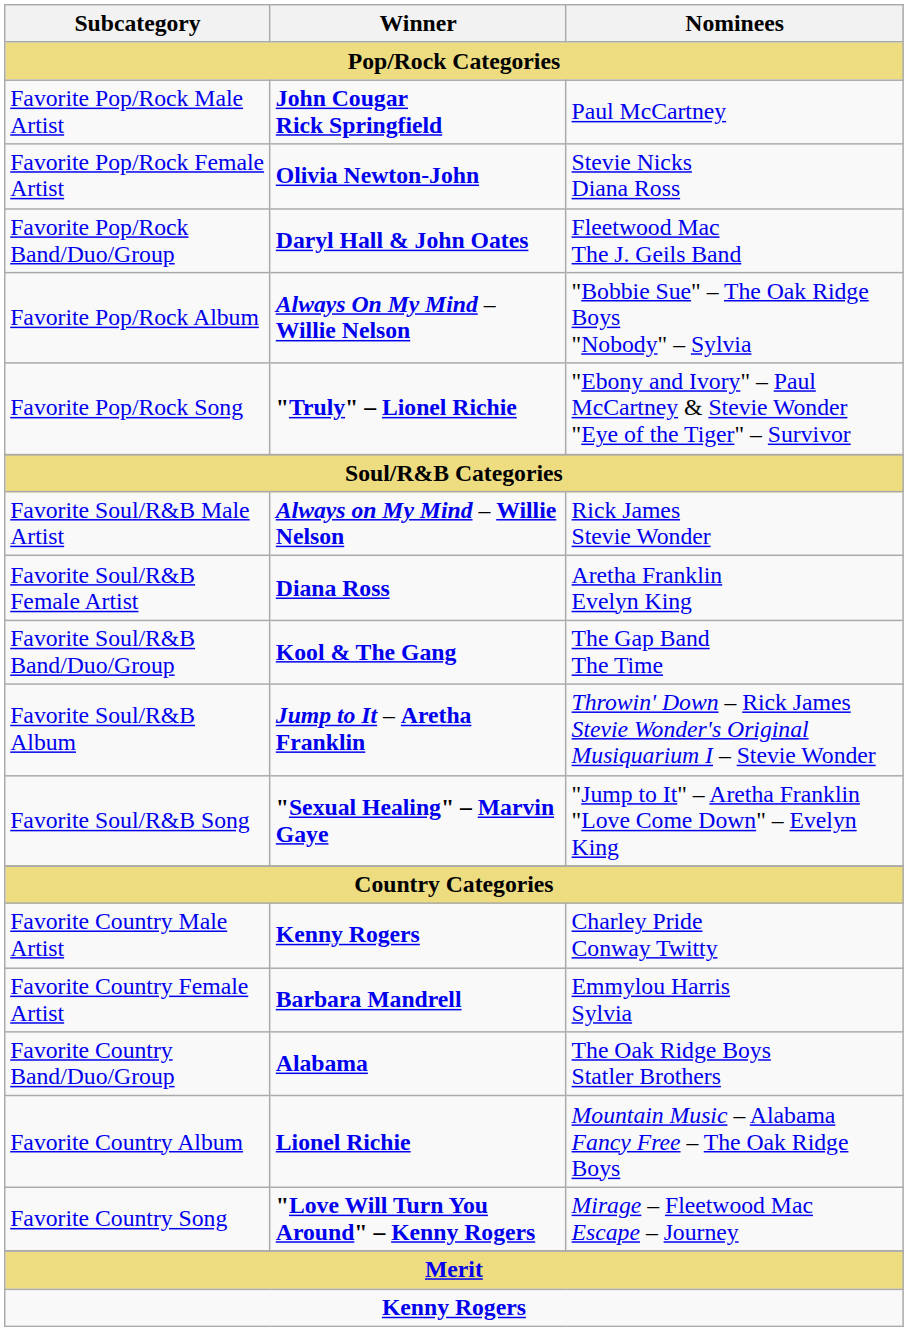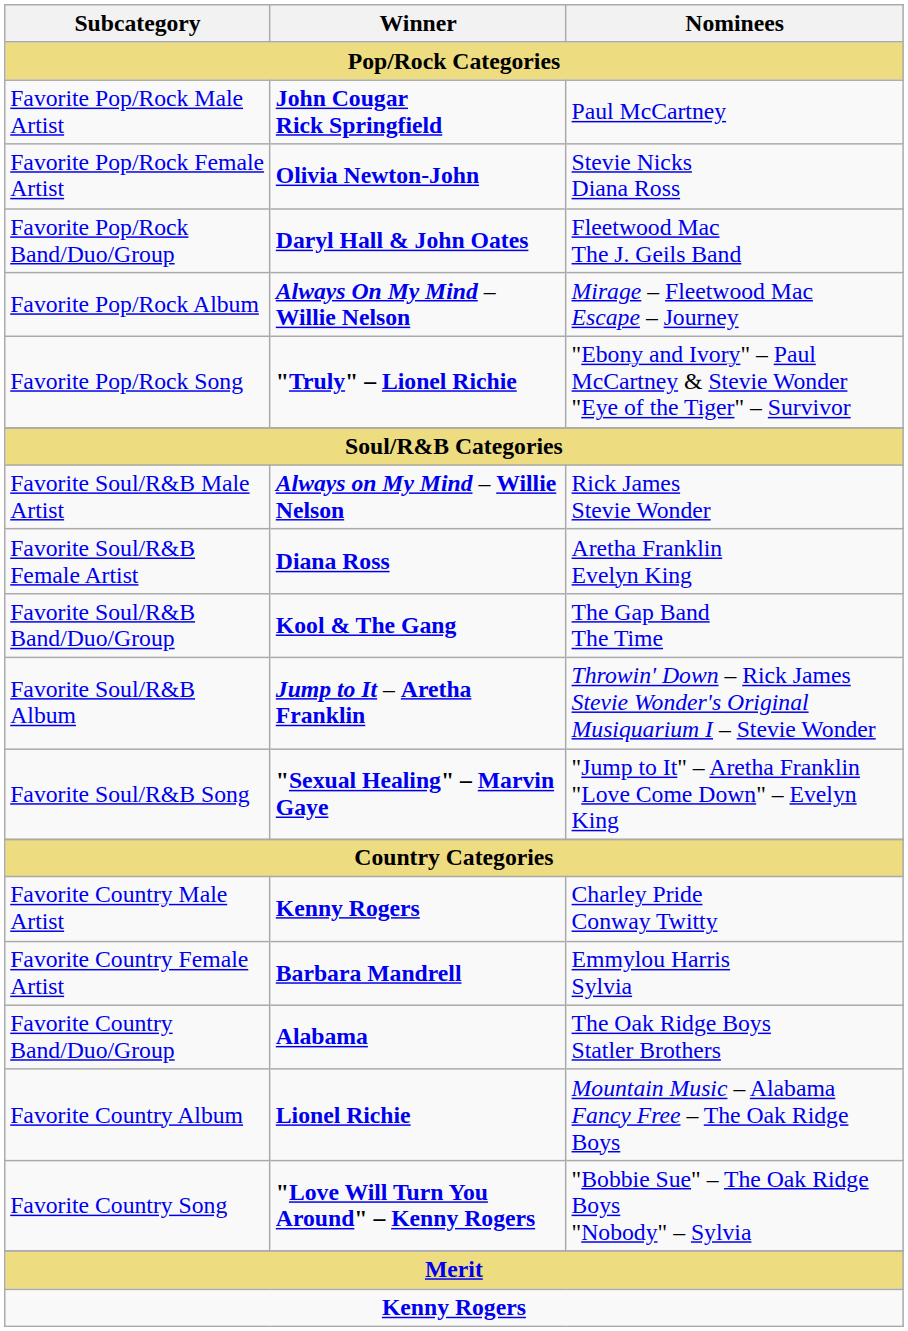(720, 317) "Bobbie Sue" – The Oak Ridge Boys "Nobody" – Sylvia -> (692, 304) Mirage – Fleetwood Mac Escape – Journey
(692, 1218) Mirage – Fleetwood Mac Escape – Journey -> (720, 1205) "Bobbie Sue" – The Oak Ridge Boys "Nobody" – Sylvia
